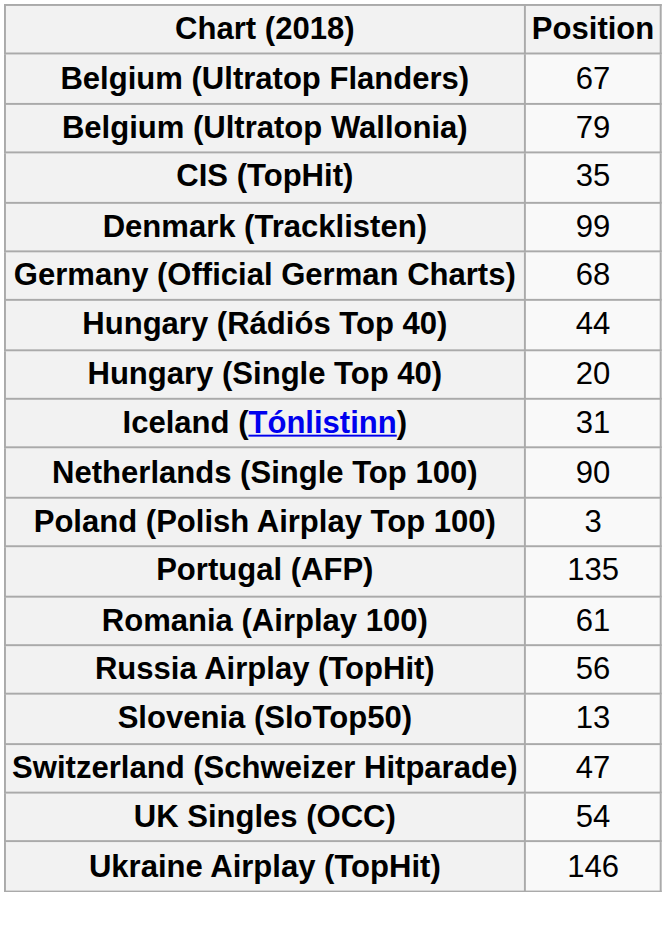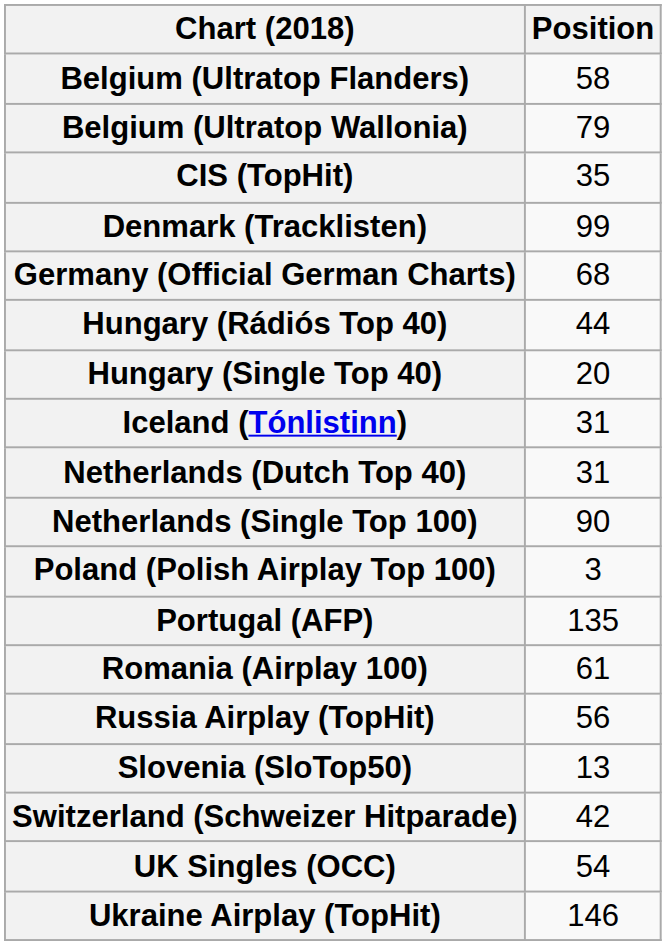(593, 78) 67 -> (593, 78) 58
+ row: (265, 472)
(593, 767) 47 -> (593, 816) 42
